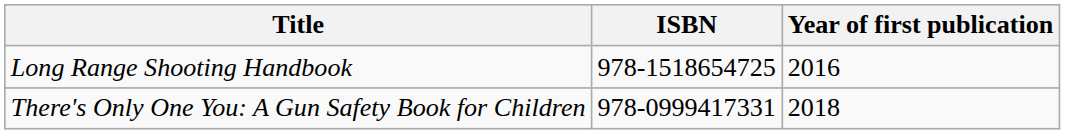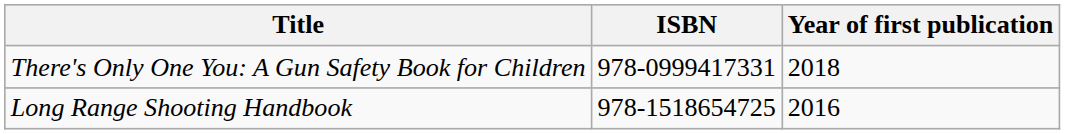rows swapped: (181, 66) <-> (298, 107)
